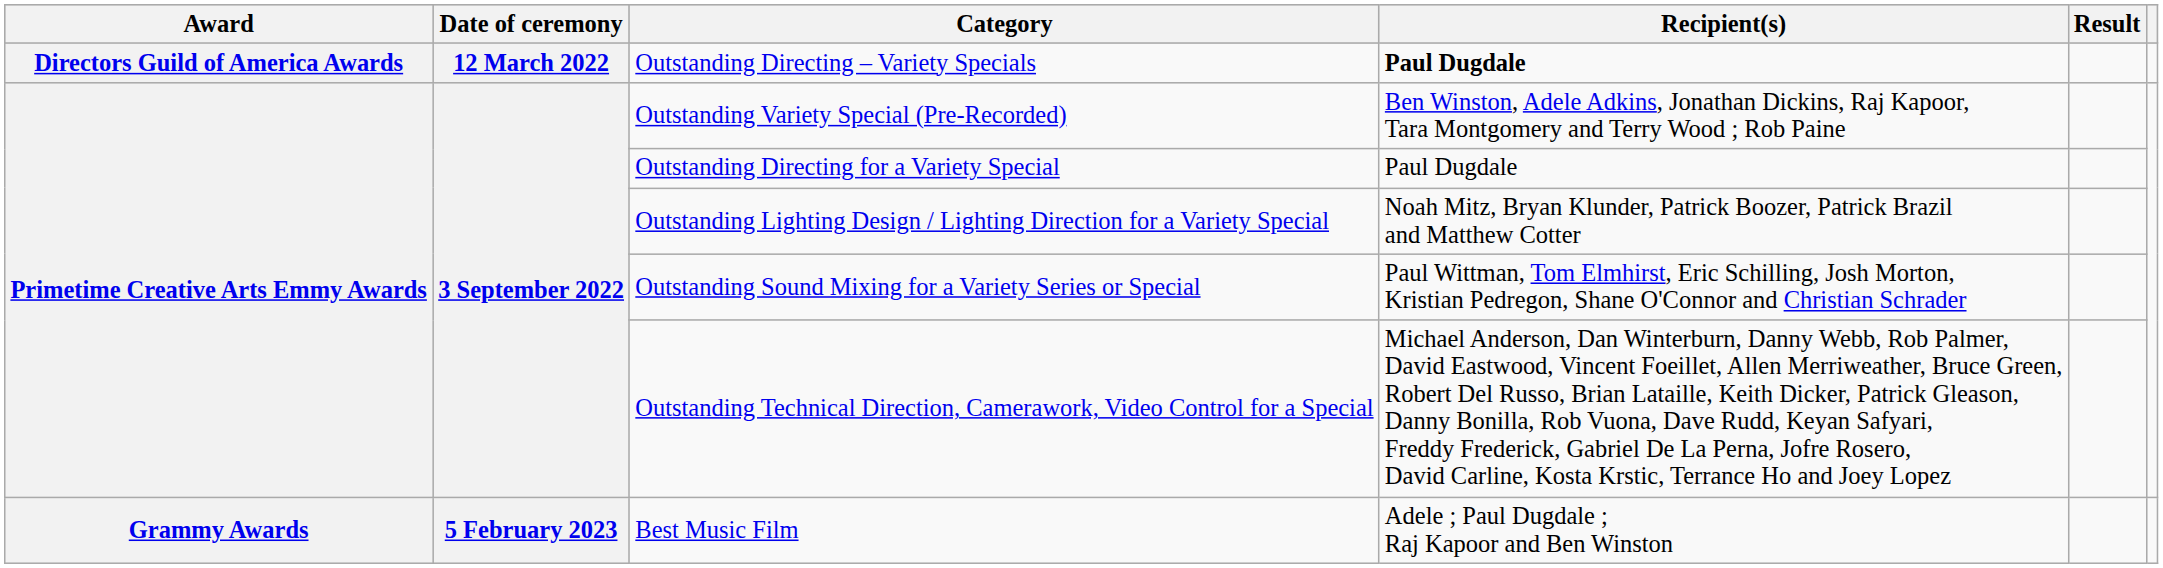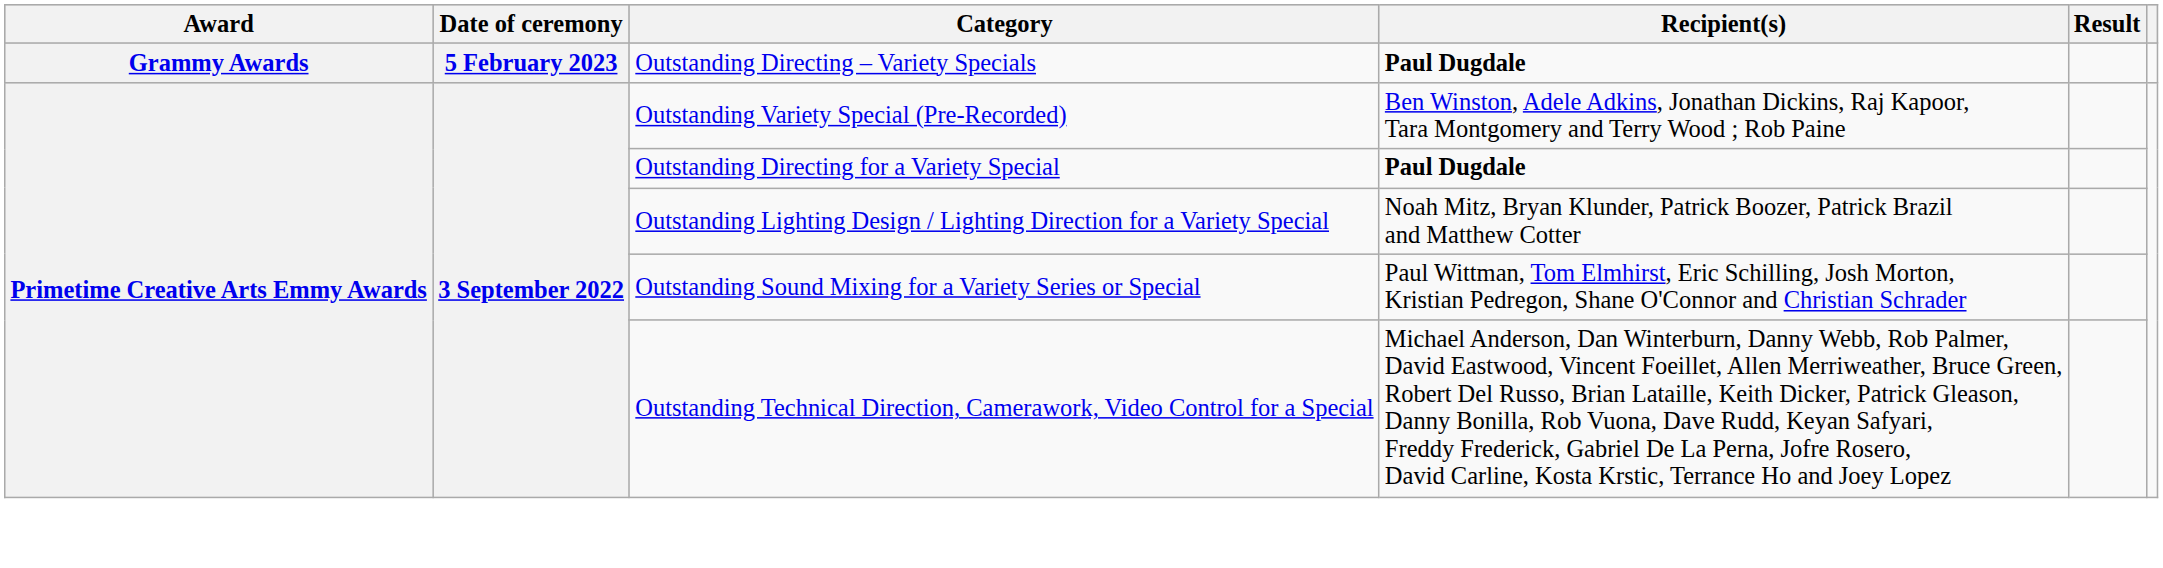(219, 62) Directors Guild of America Awards -> (219, 62) Grammy Awards
(531, 62) 12 March 2022 -> (531, 62) 5 February 2023
(1451, 167) normal -> (1455, 167) bold
- row: (717, 529)
